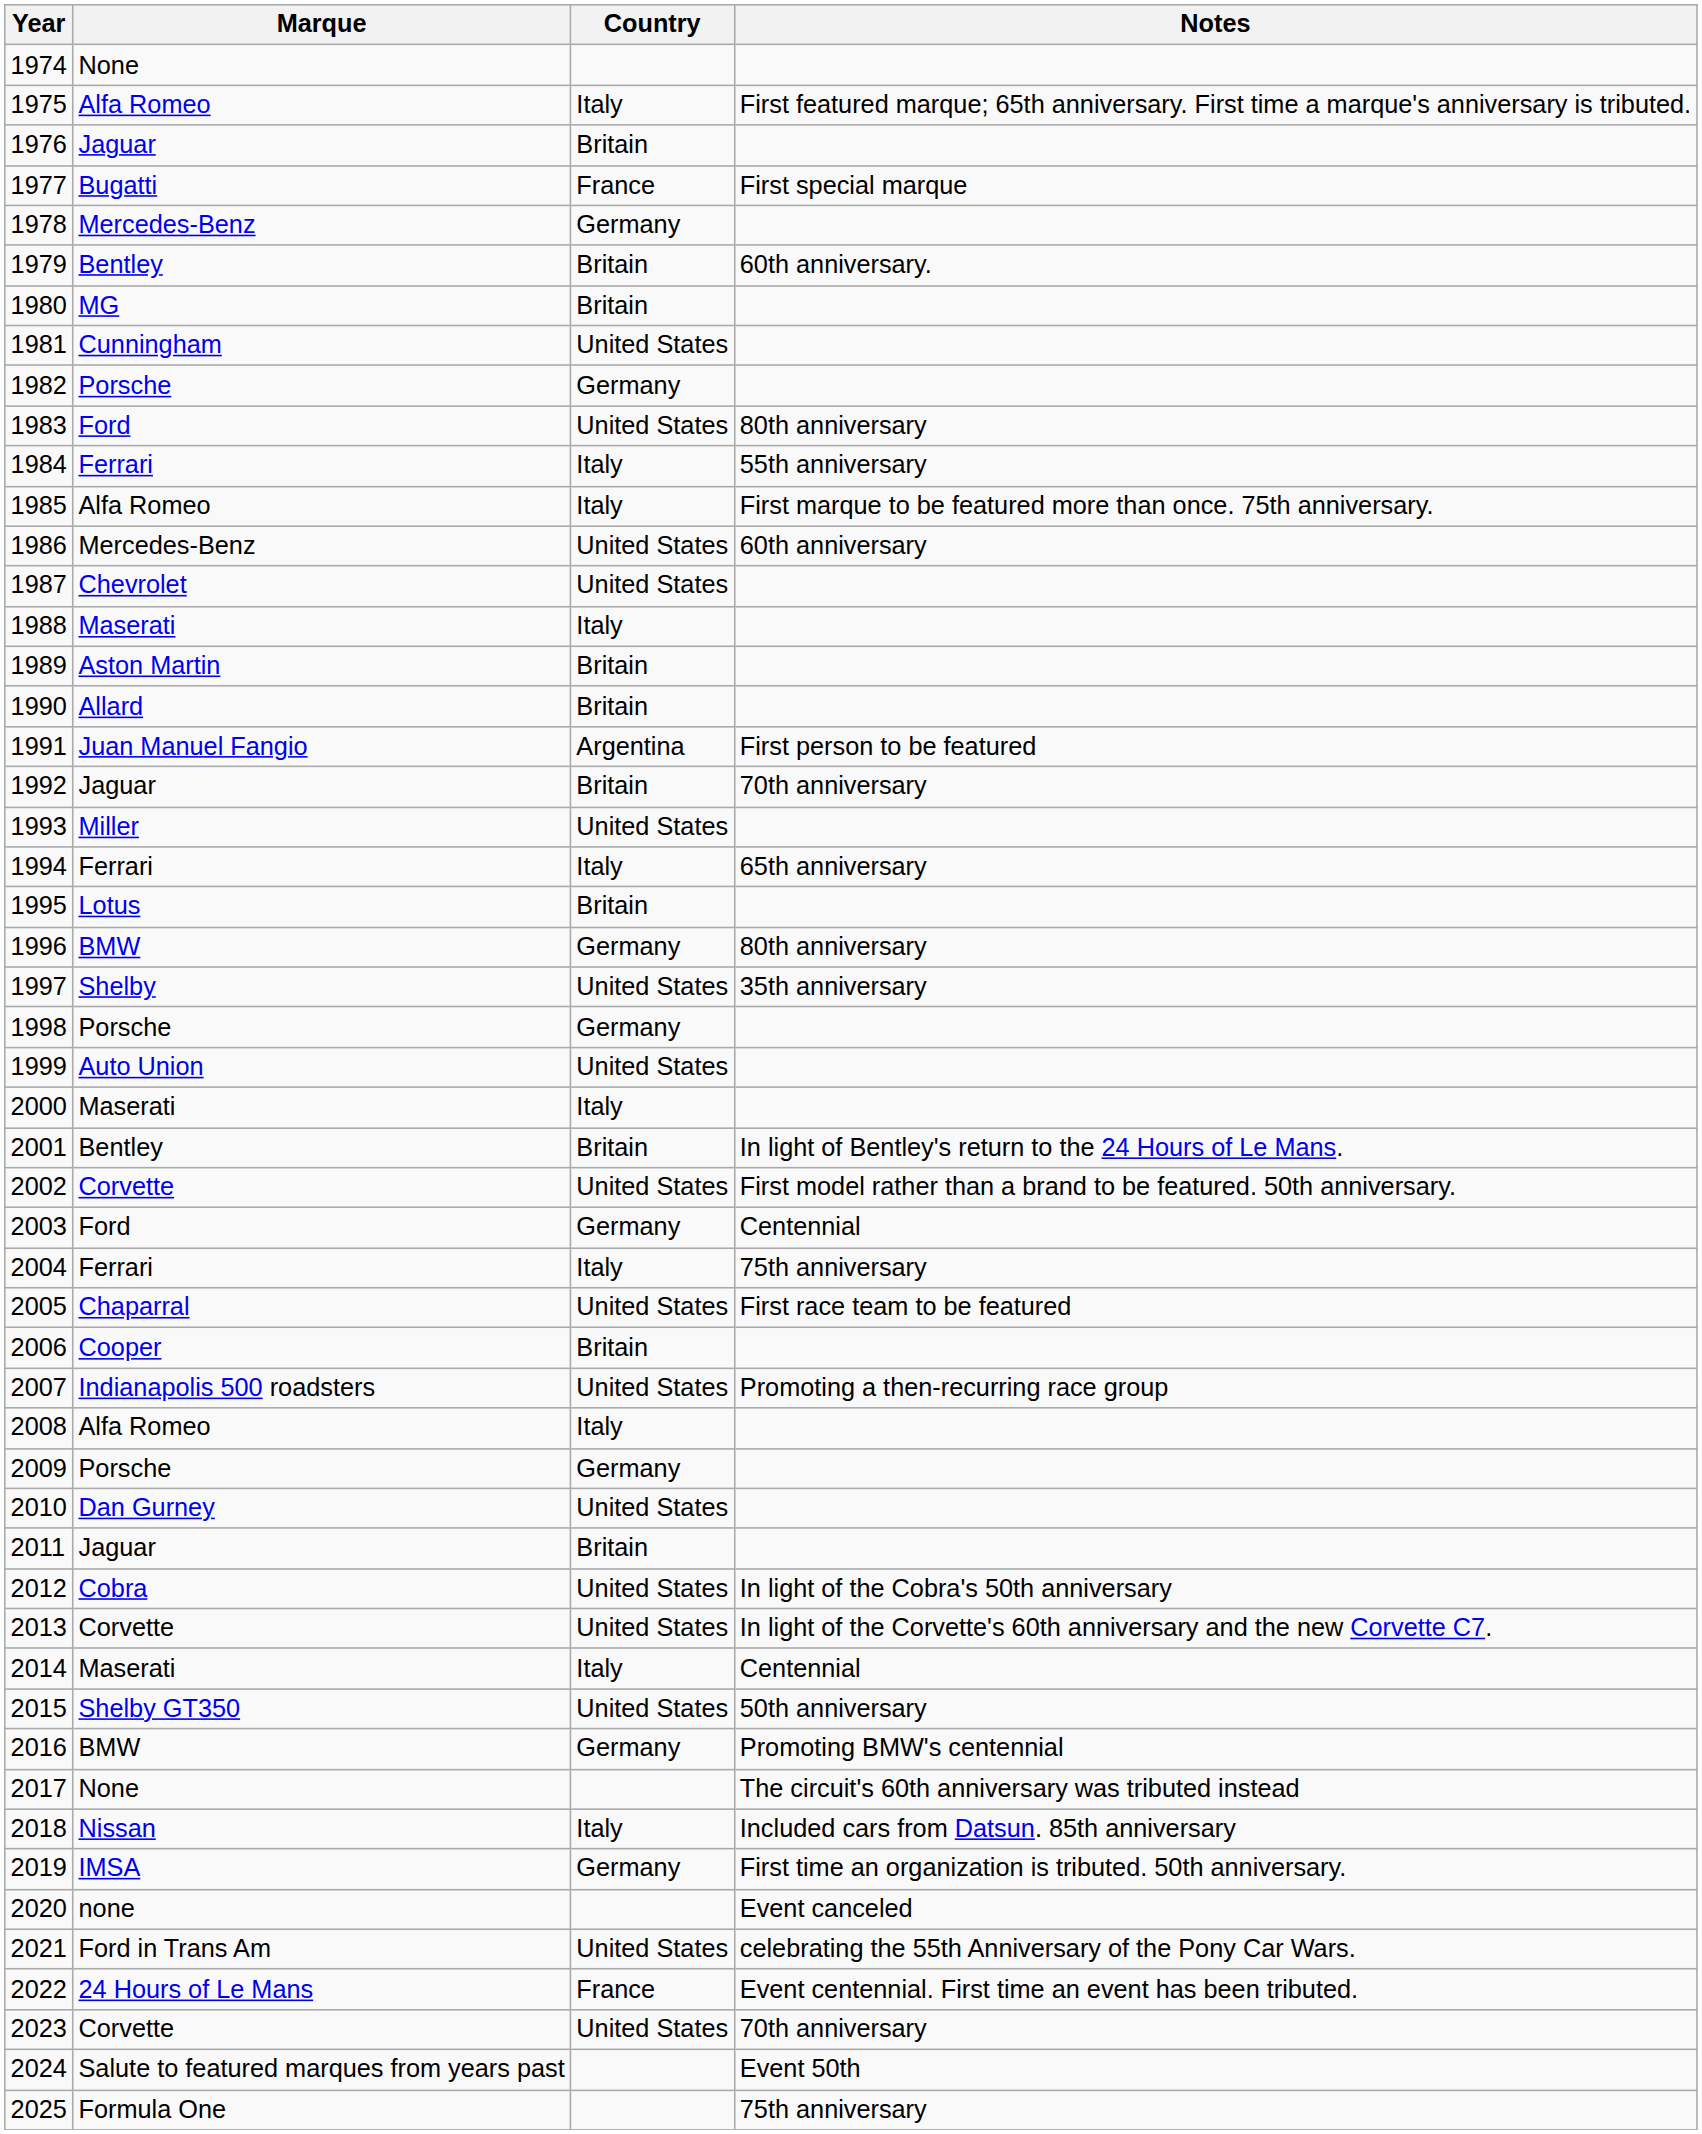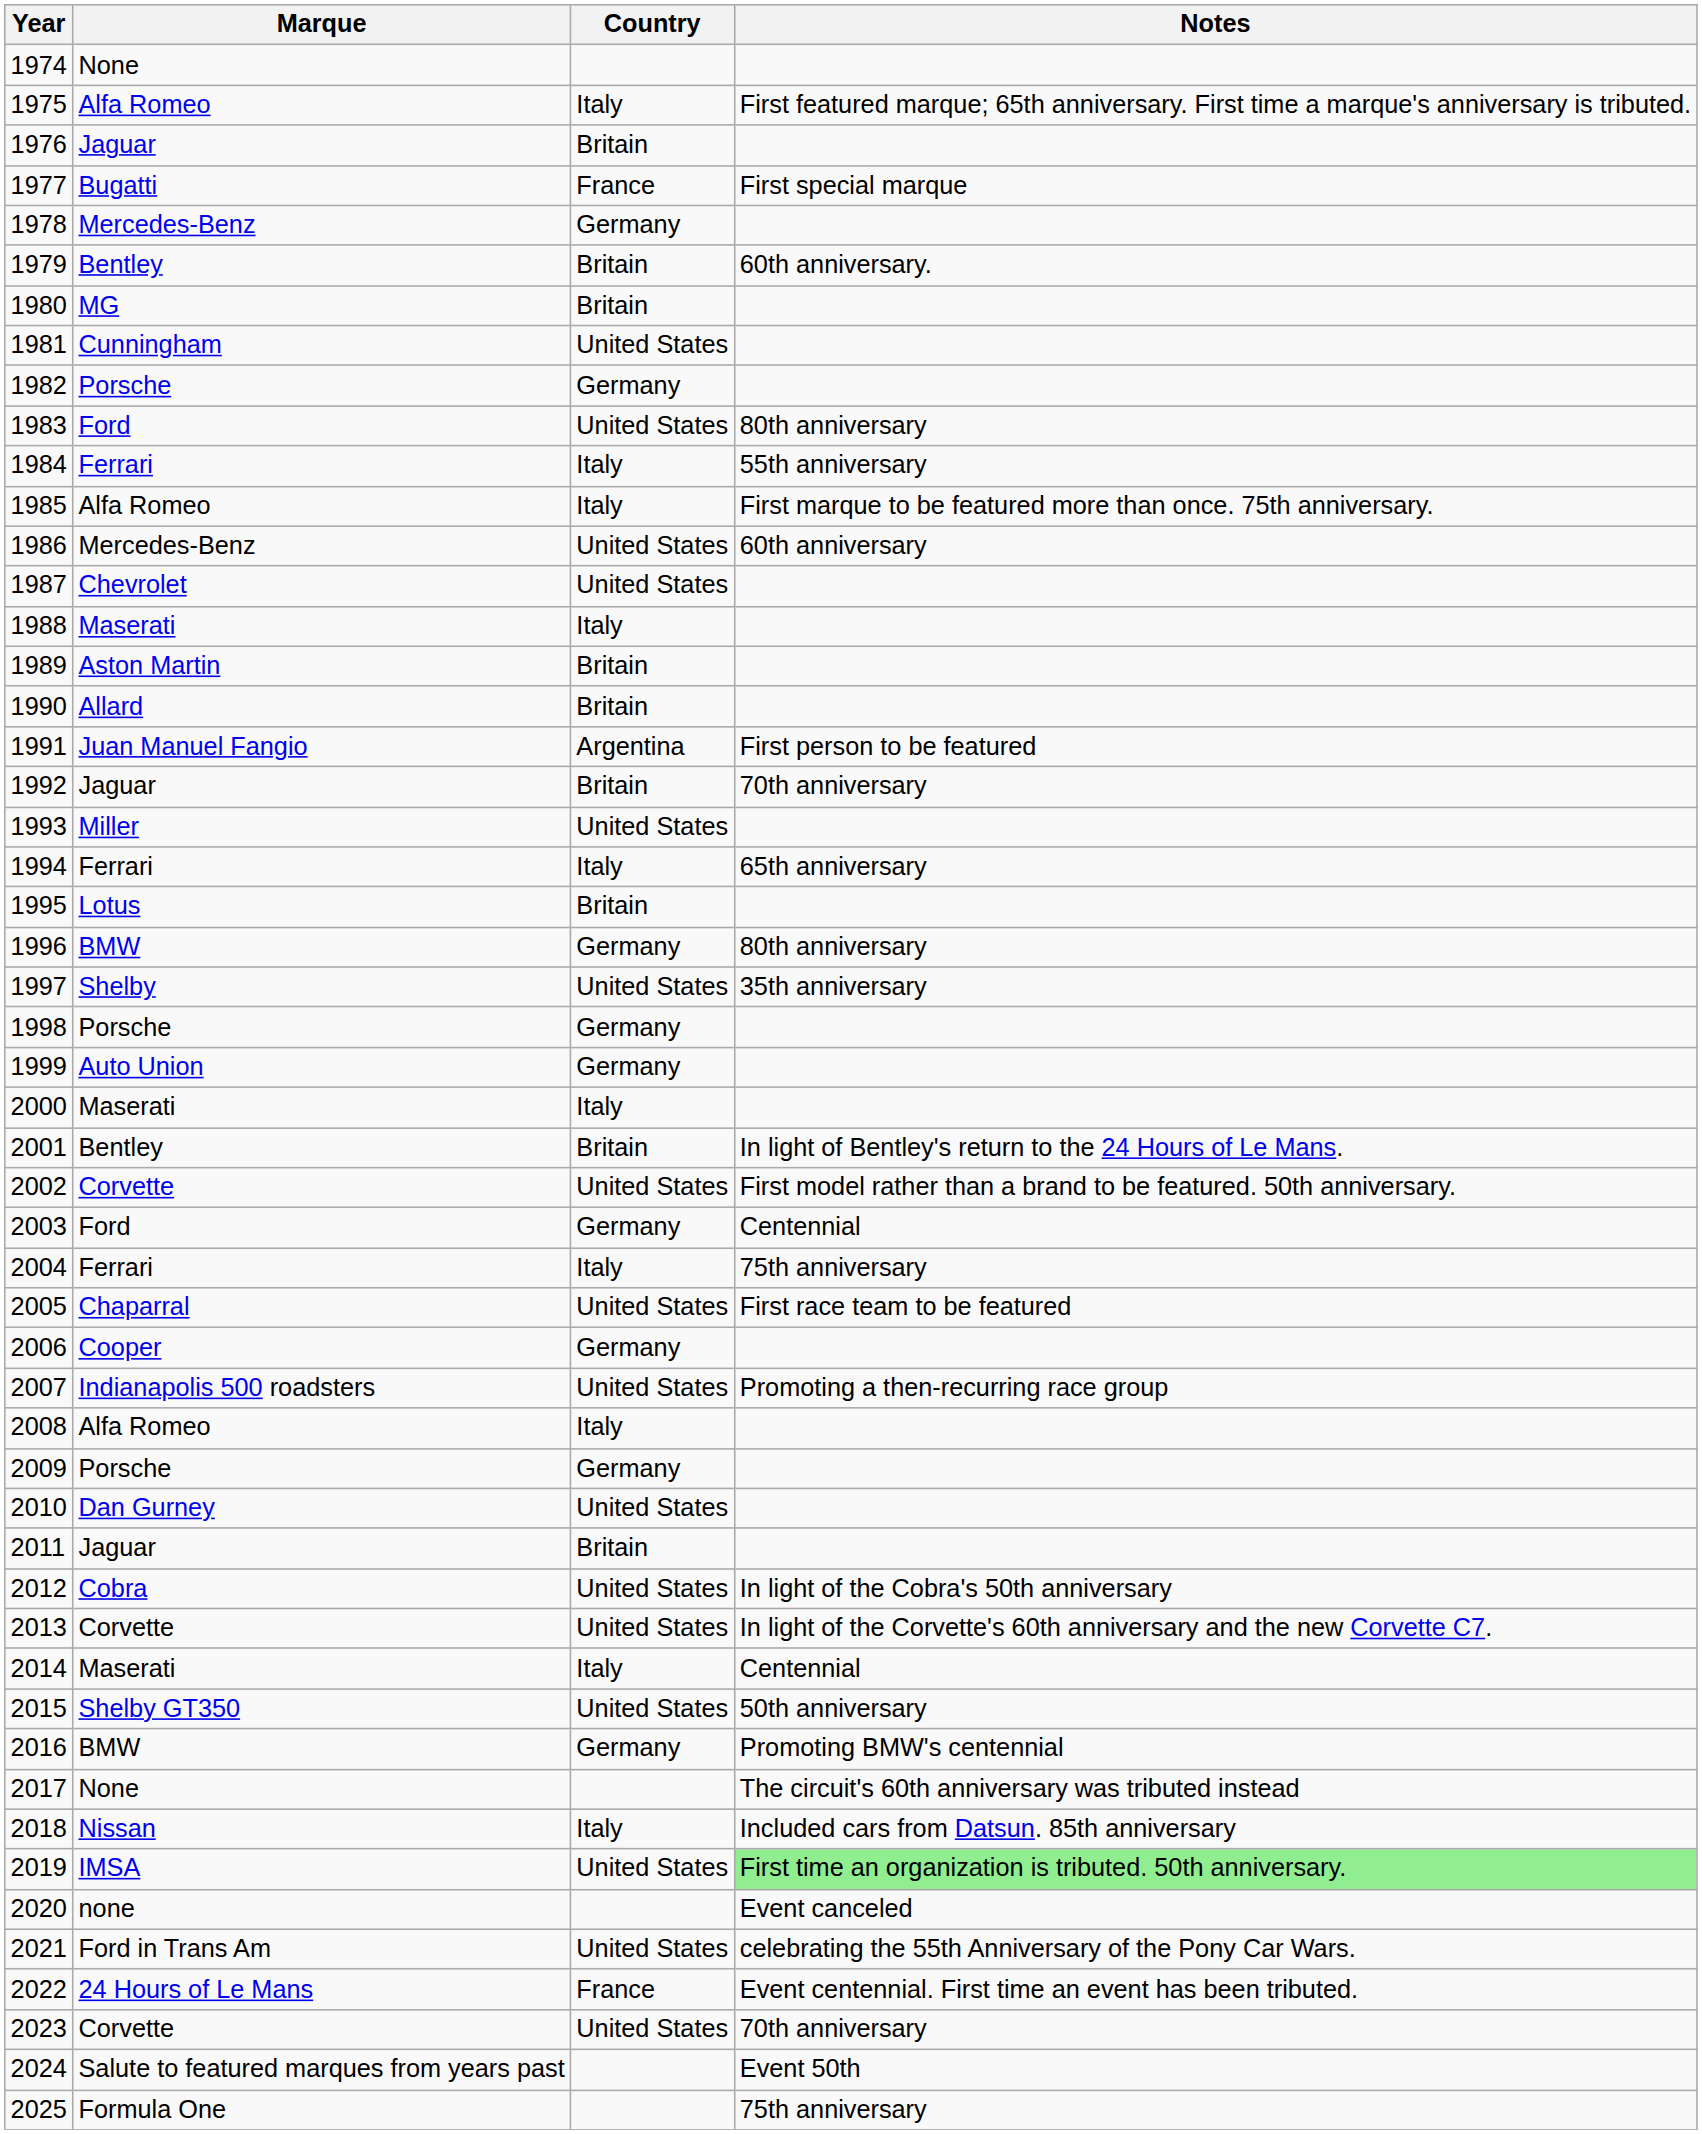(652, 1066) United States -> (628, 1066) Germany
(612, 1347) Britain -> (628, 1347) Germany
(628, 1868) Germany -> (652, 1868) United States
(1043, 1868) no background -> (1043, 1868) lightgreen background
